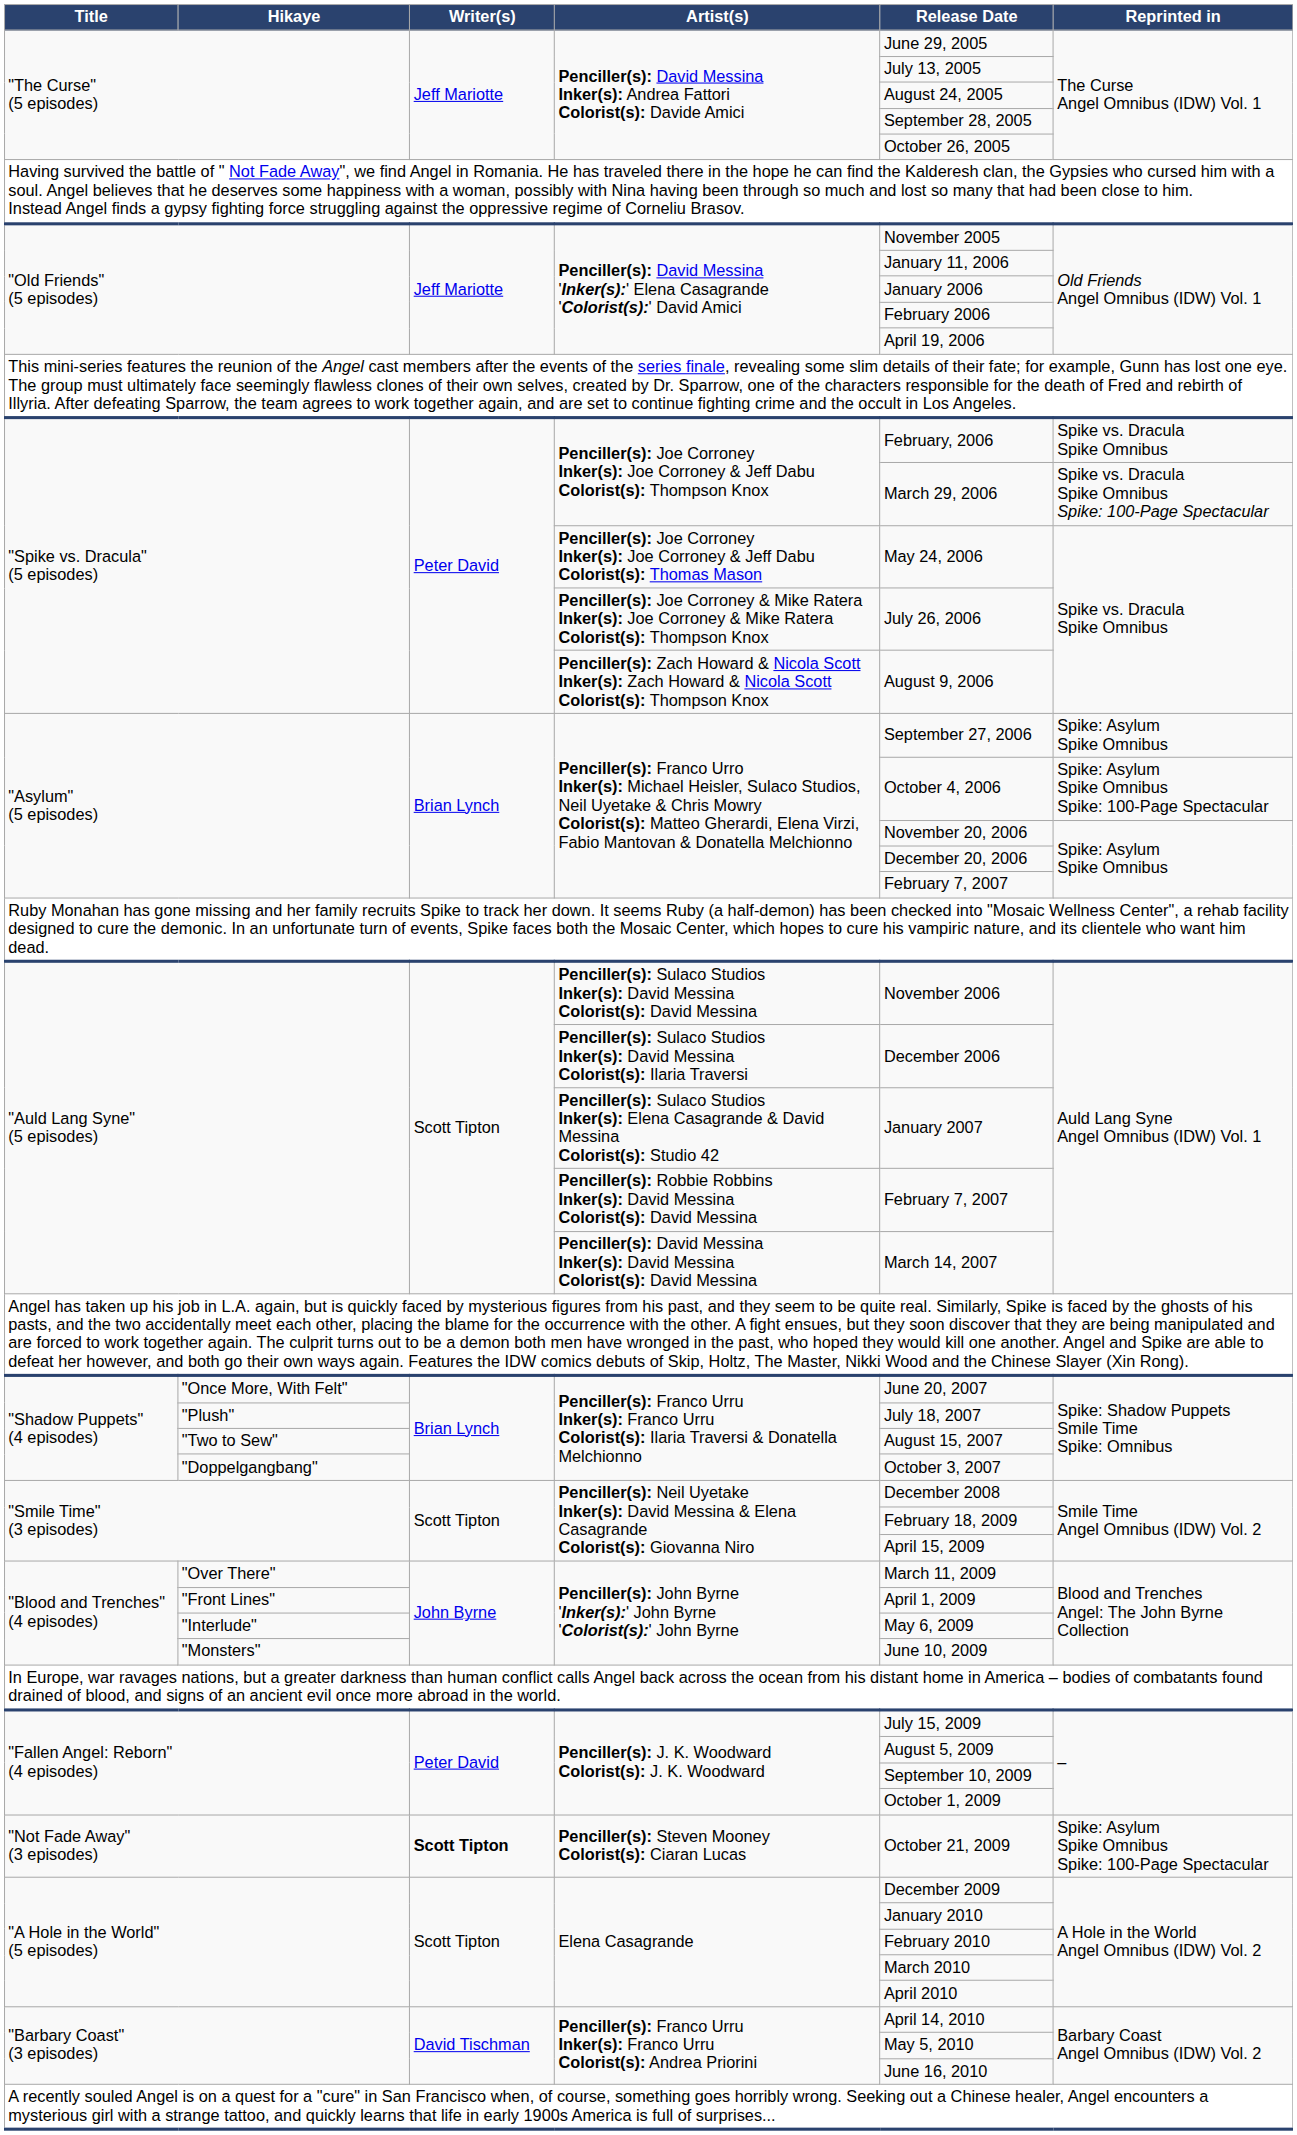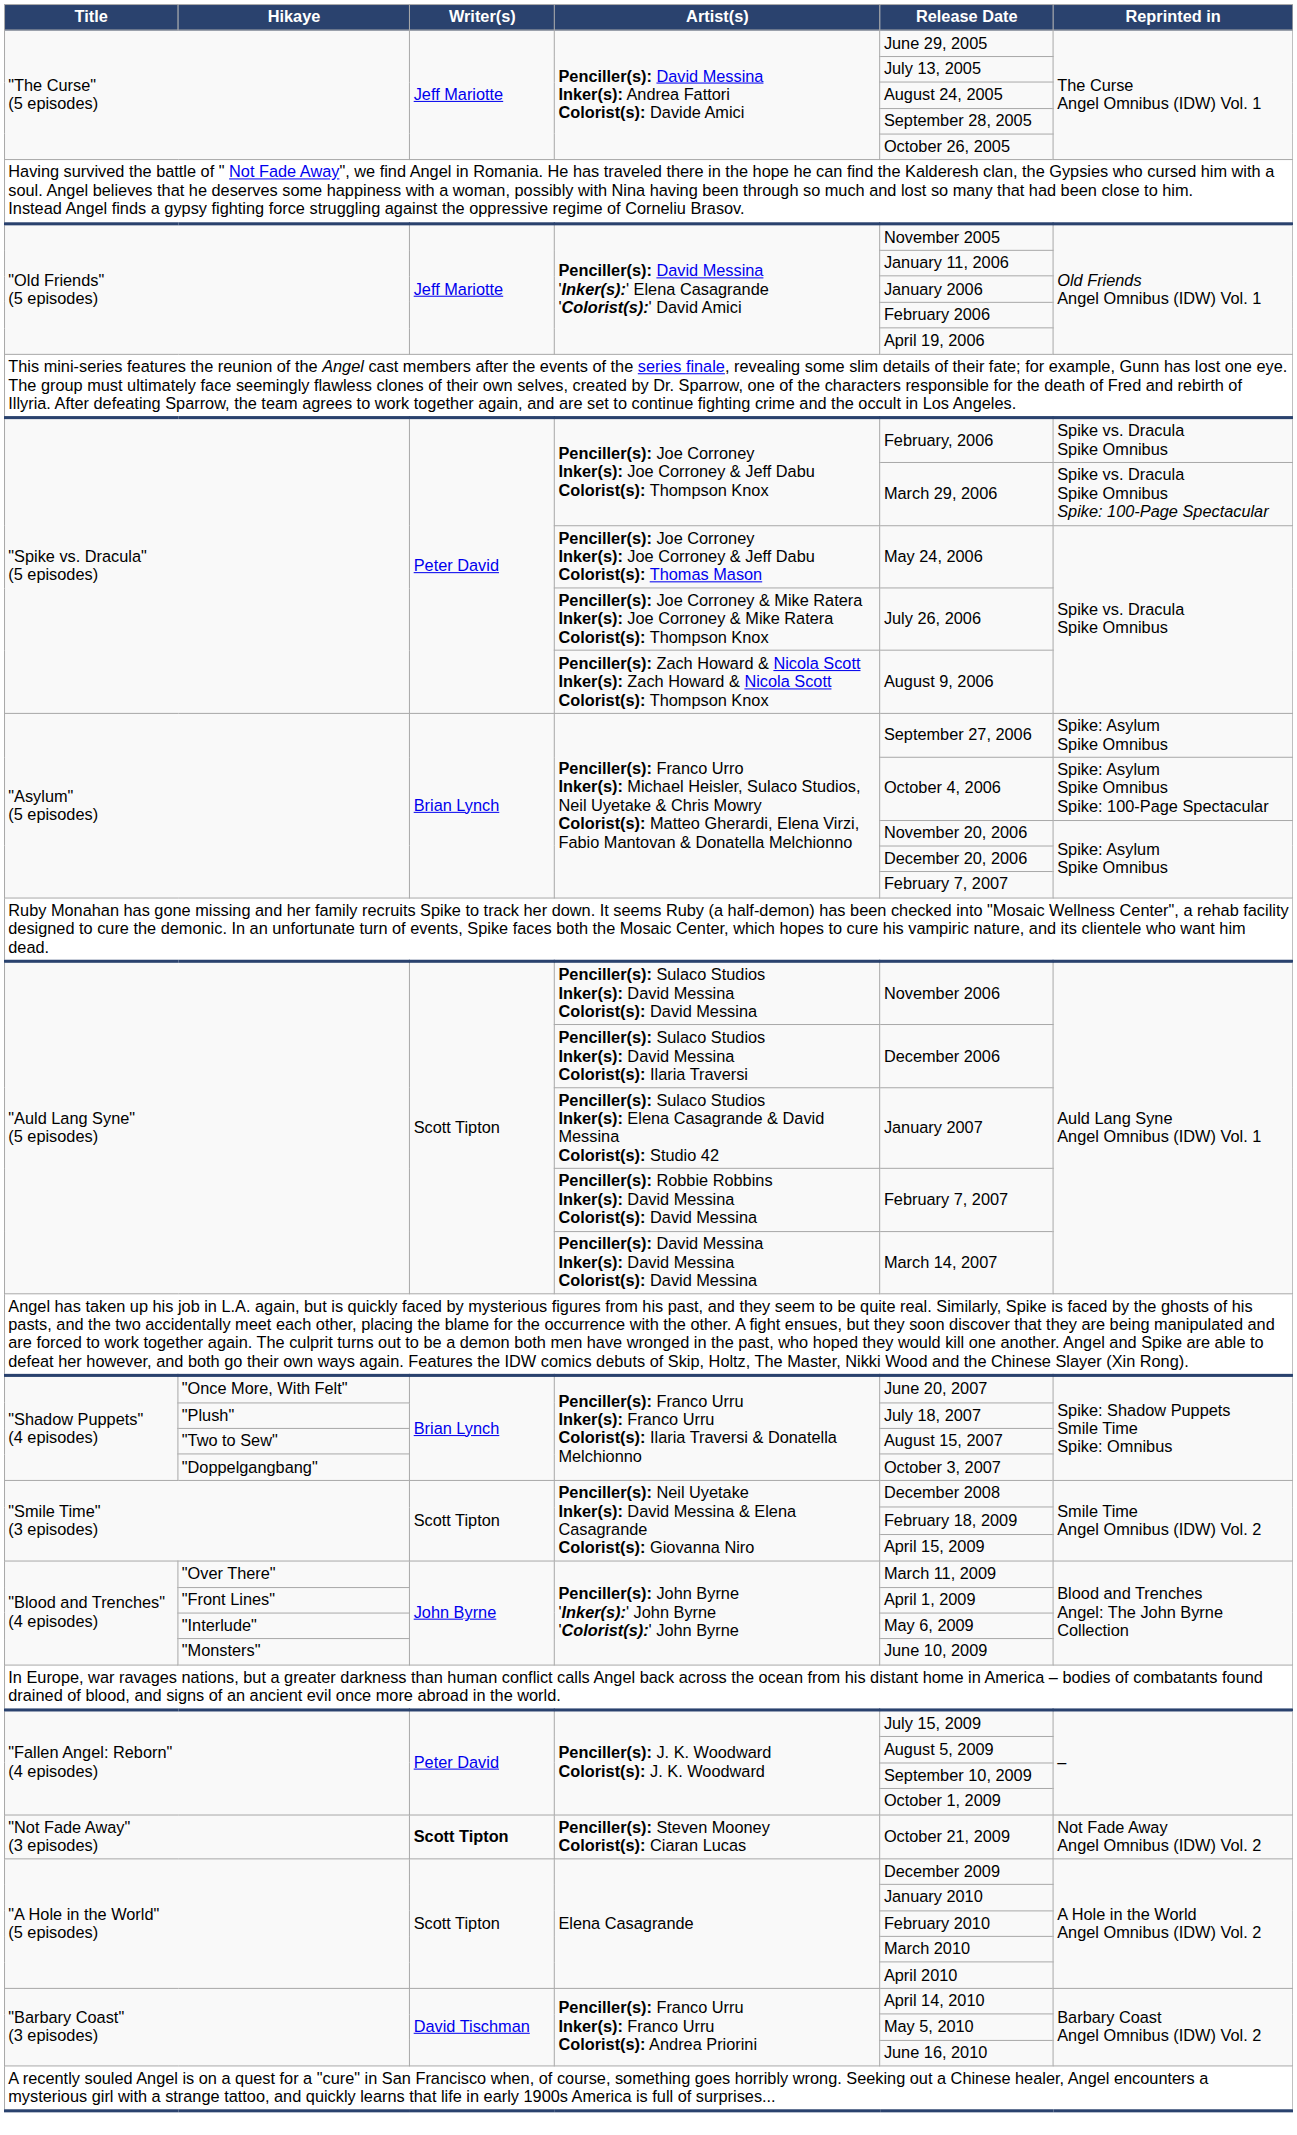(1163, 1845) Spike: Asylum Spike Omnibus Spike: 100-Page Spectacular -> (1159, 1836) Not Fade Away Angel Omnibus (IDW) Vol. 2
